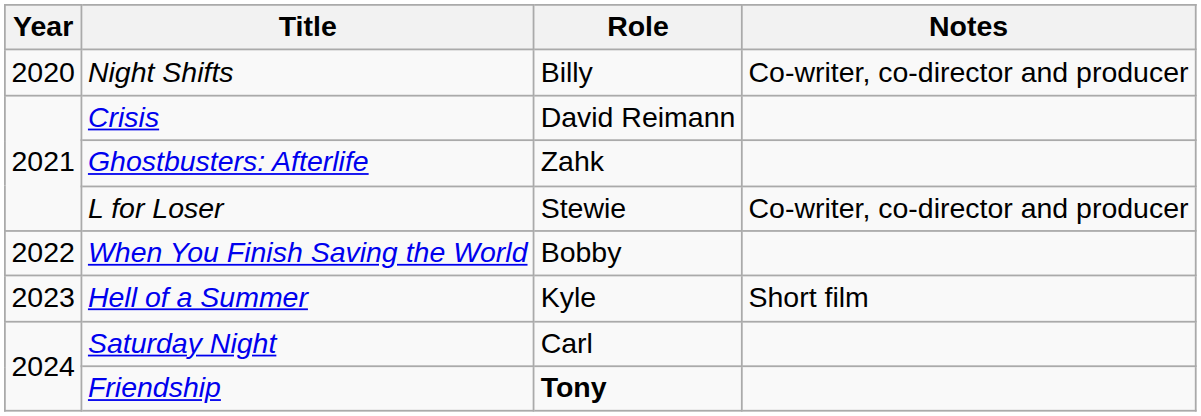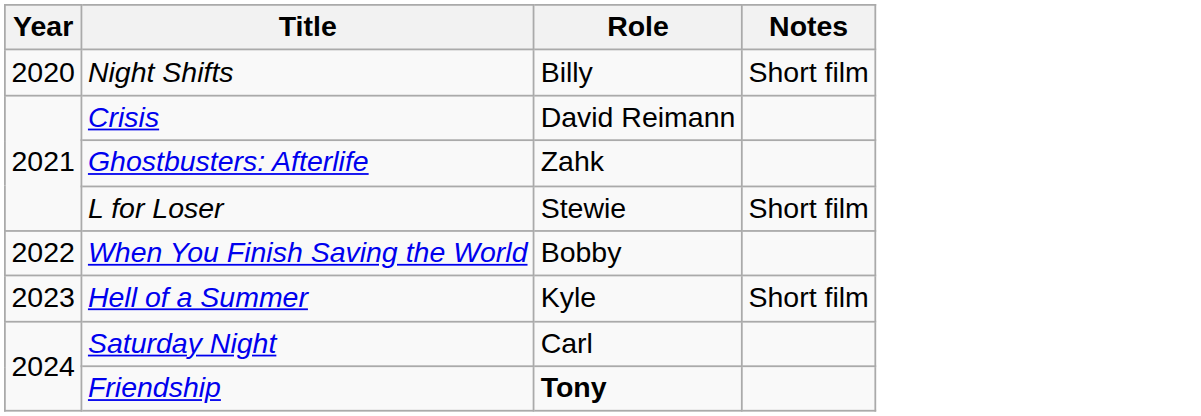(969, 72) Co-writer, co-director and producer -> (809, 72) Short film
(969, 207) Co-writer, co-director and producer -> (809, 207) Short film
